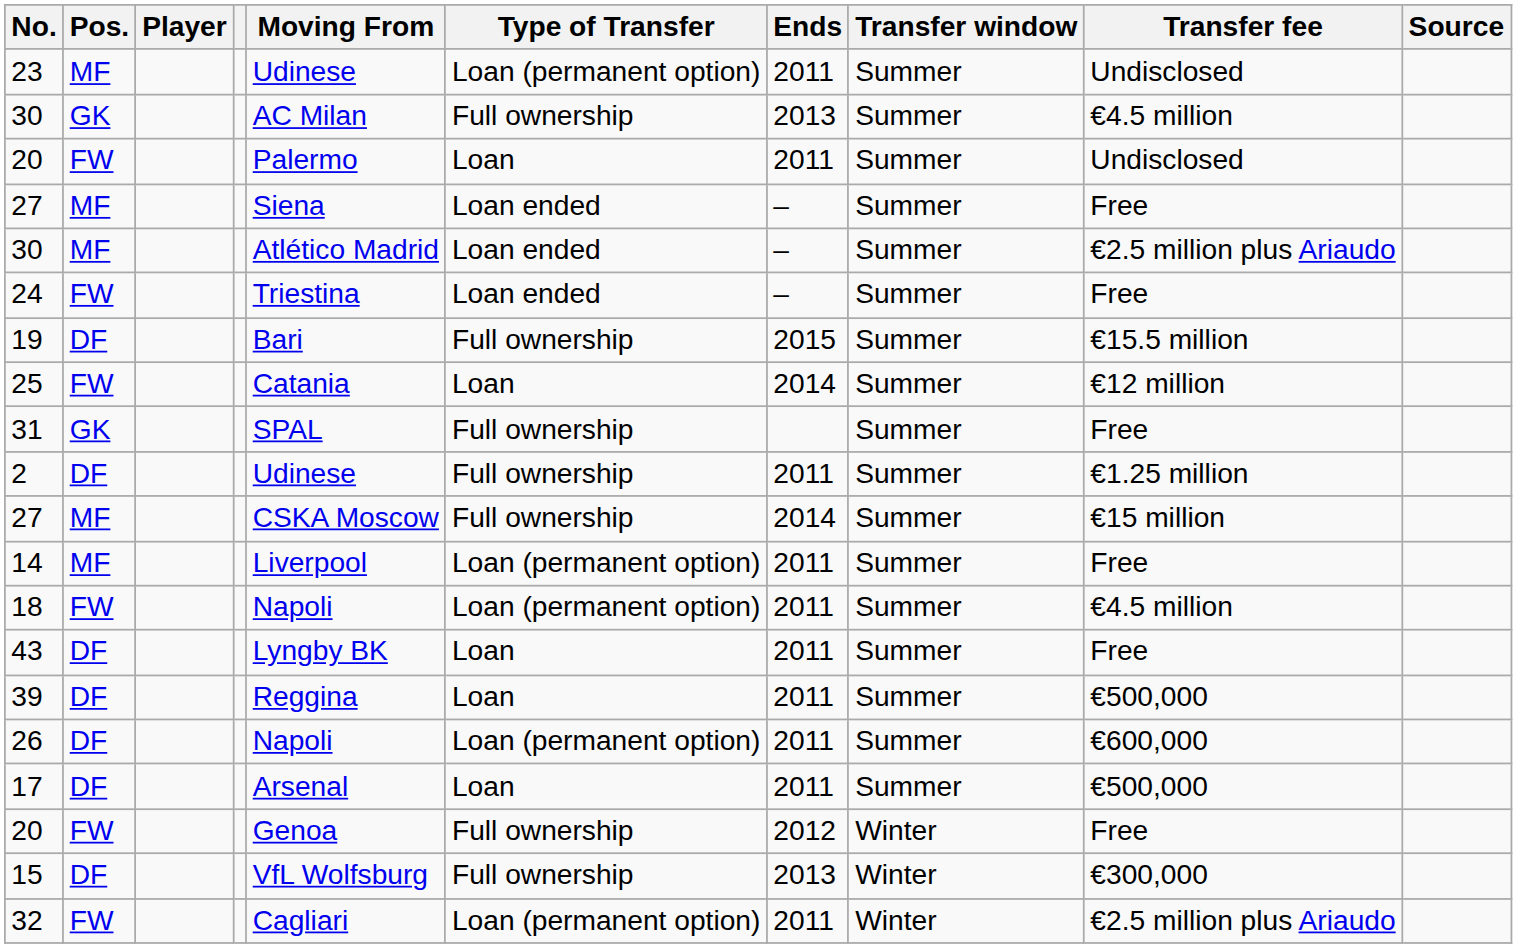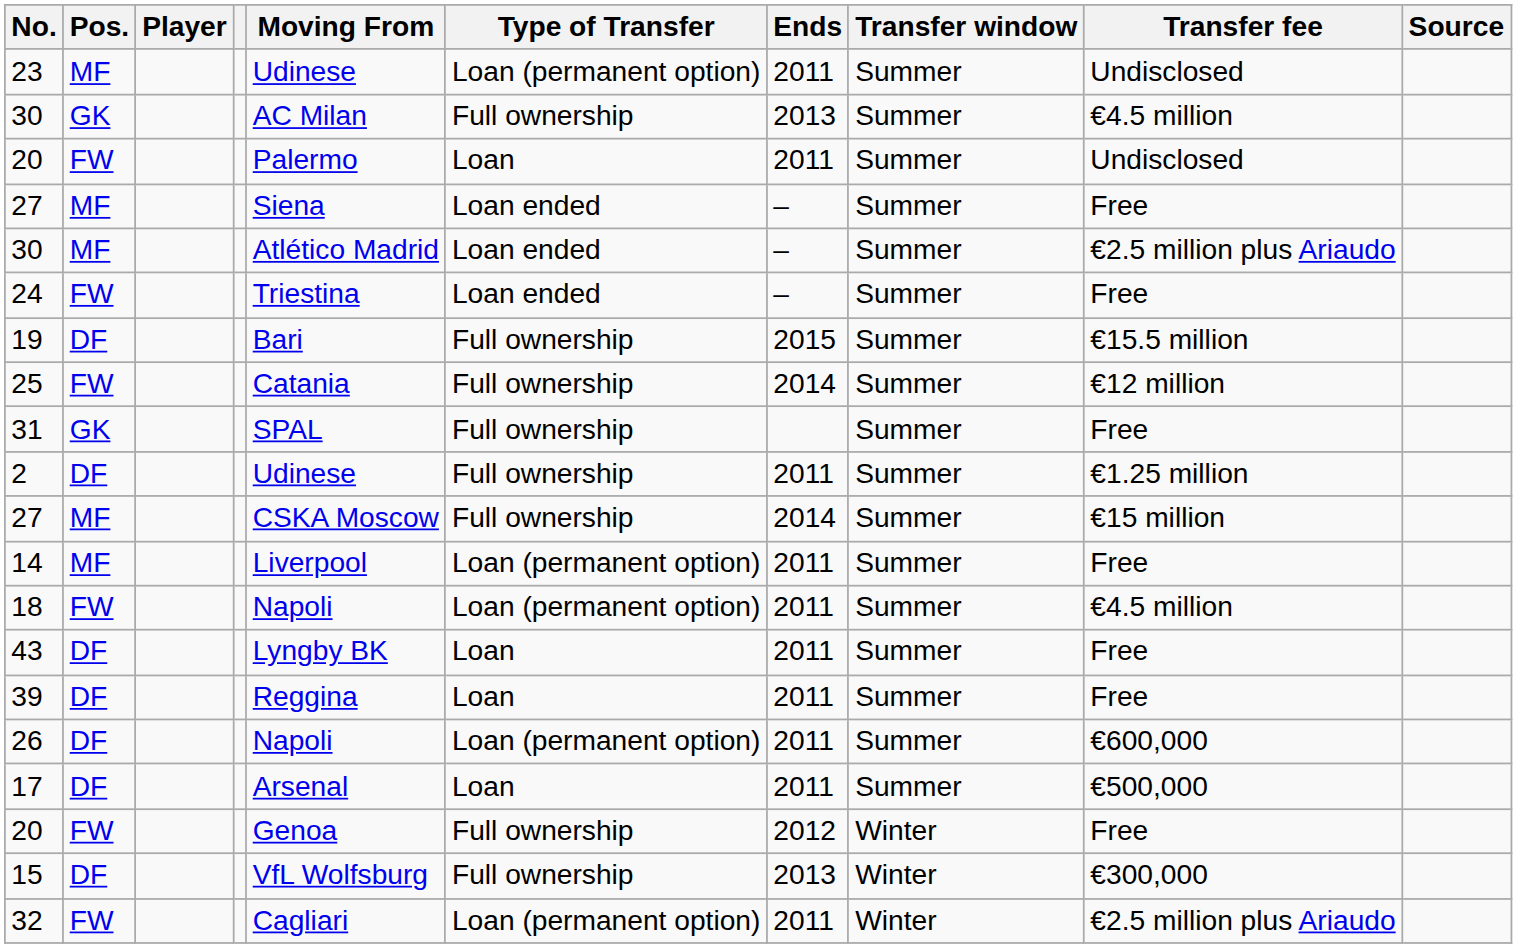(483, 384) Loan -> (543, 384) Full ownership
(1149, 696) €500,000 -> (1119, 696) Free
